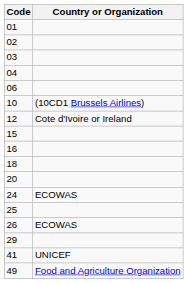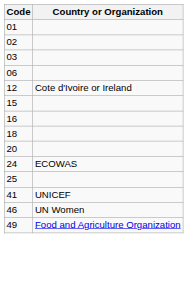- row: (12, 73)
- row: (12, 103)
- row: (12, 225)
- row: (12, 240)
+ row: (12, 210)
